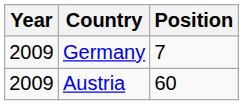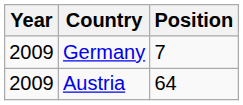(166, 83) 60 -> (166, 83) 64
